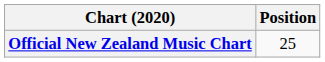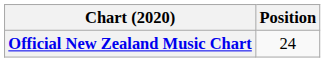(288, 43) 25 -> (288, 43) 24
